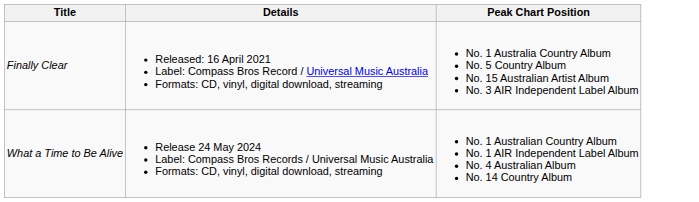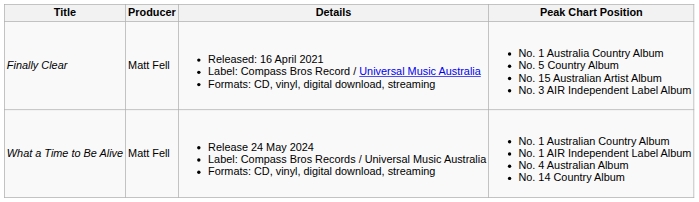+ column: (152, 13)
